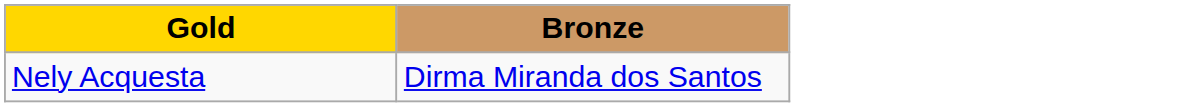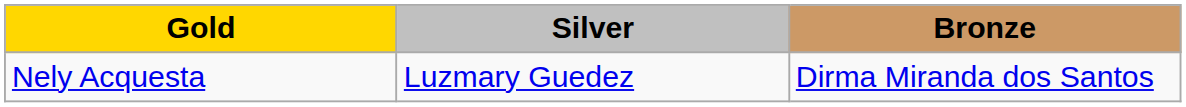+ column: (593, 28)
